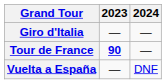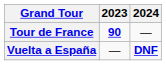- row: (52, 32)
(146, 69) normal -> (146, 50) bold
